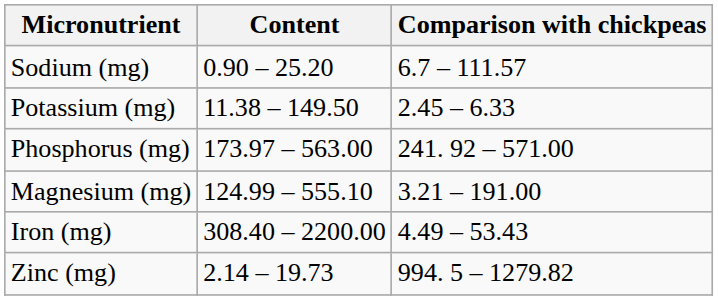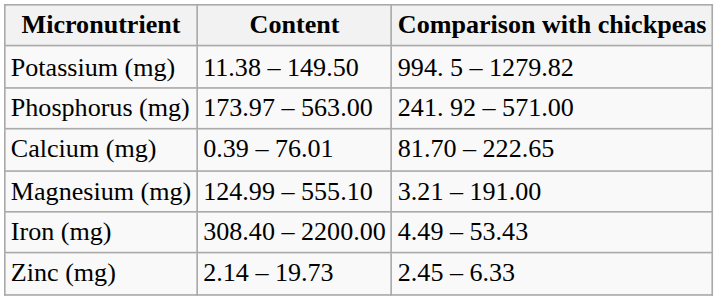- row: (80, 66)
(456, 107) 2.45 – 6.33 -> (486, 66) 994. 5 – 1279.82
+ row: (84, 149)
(486, 273) 994. 5 – 1279.82 -> (456, 273) 2.45 – 6.33
